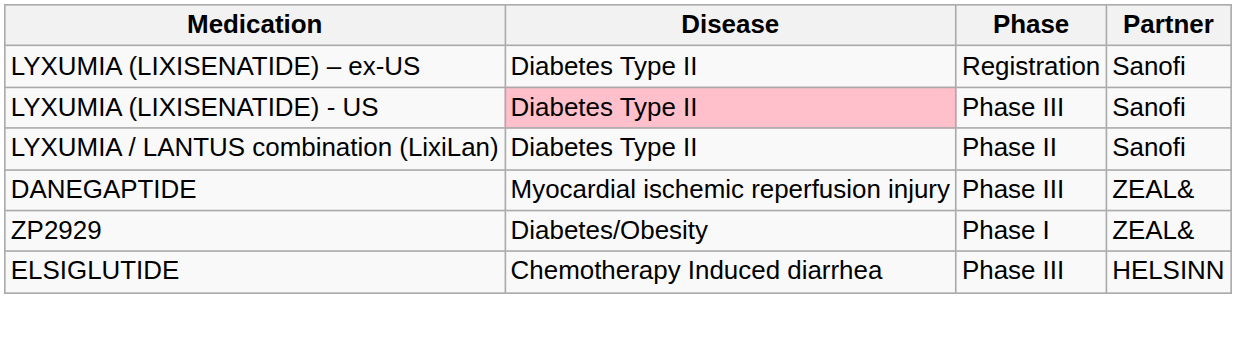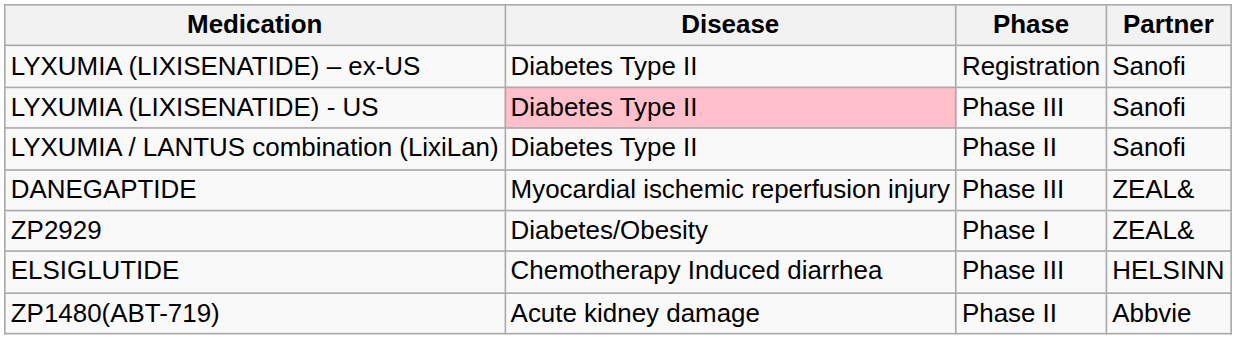+ row: (115, 312)
